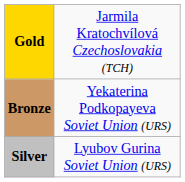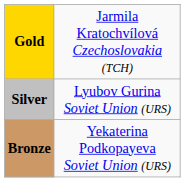rows swapped: (29, 156) <-> (29, 107)
